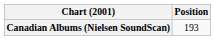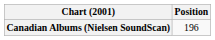(191, 27) 193 -> (191, 27) 196
